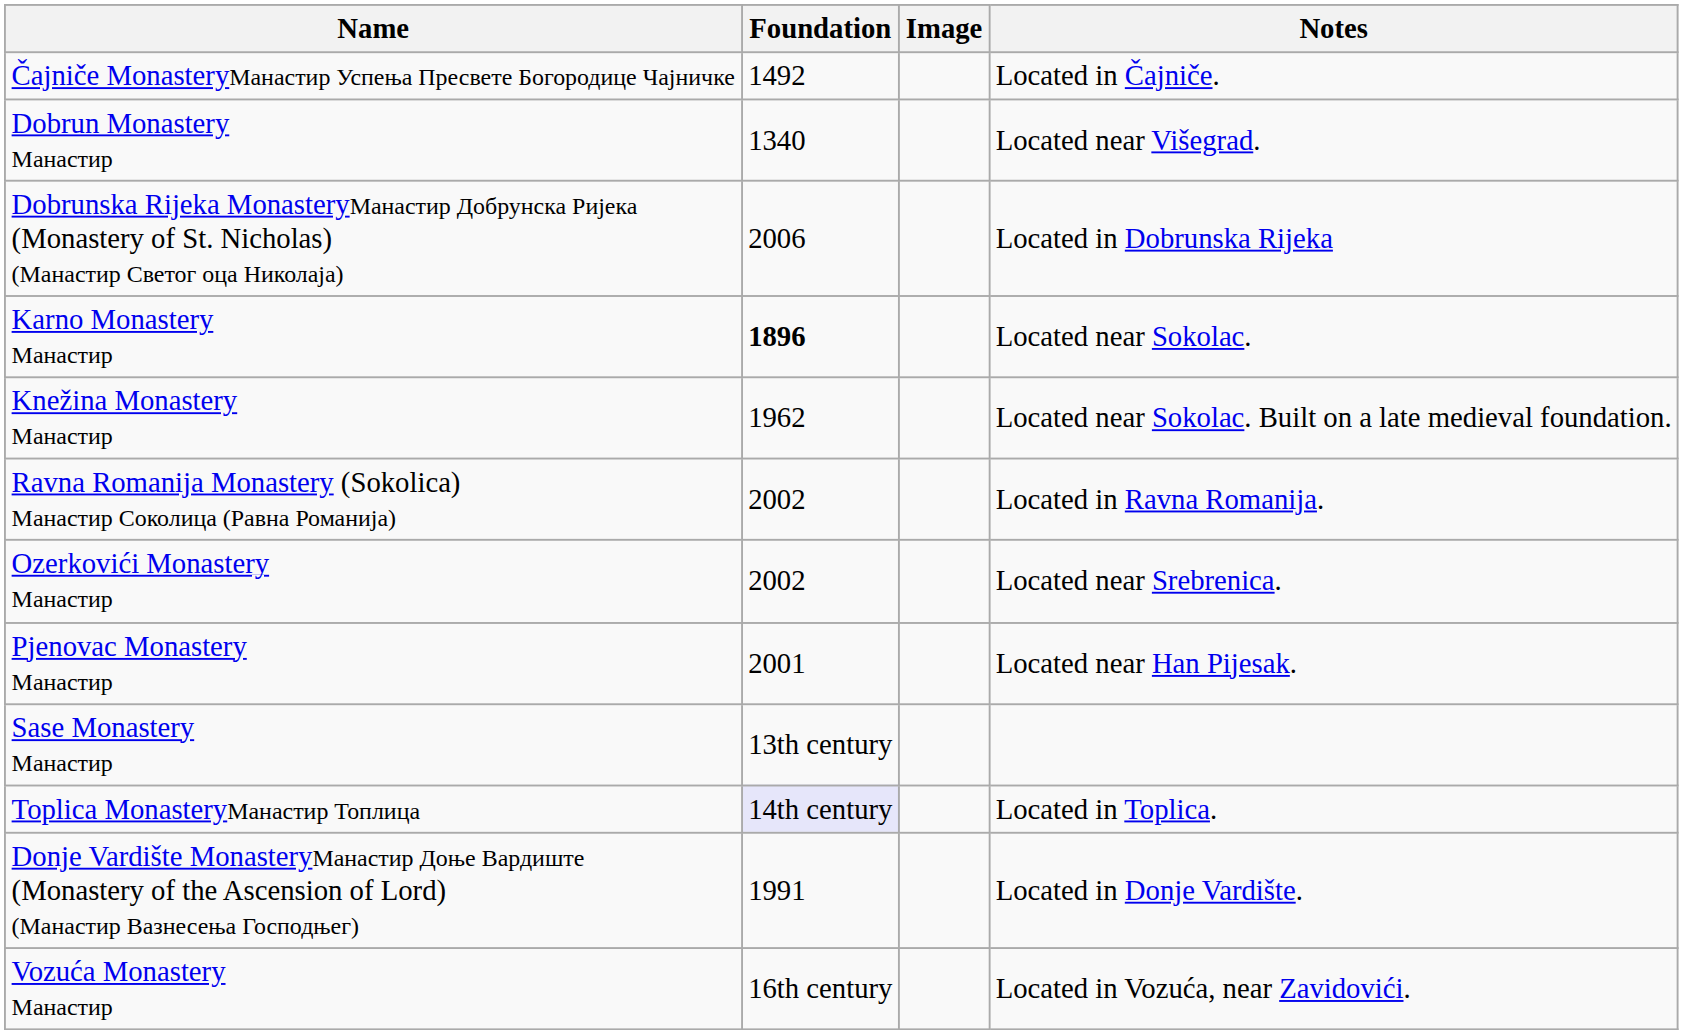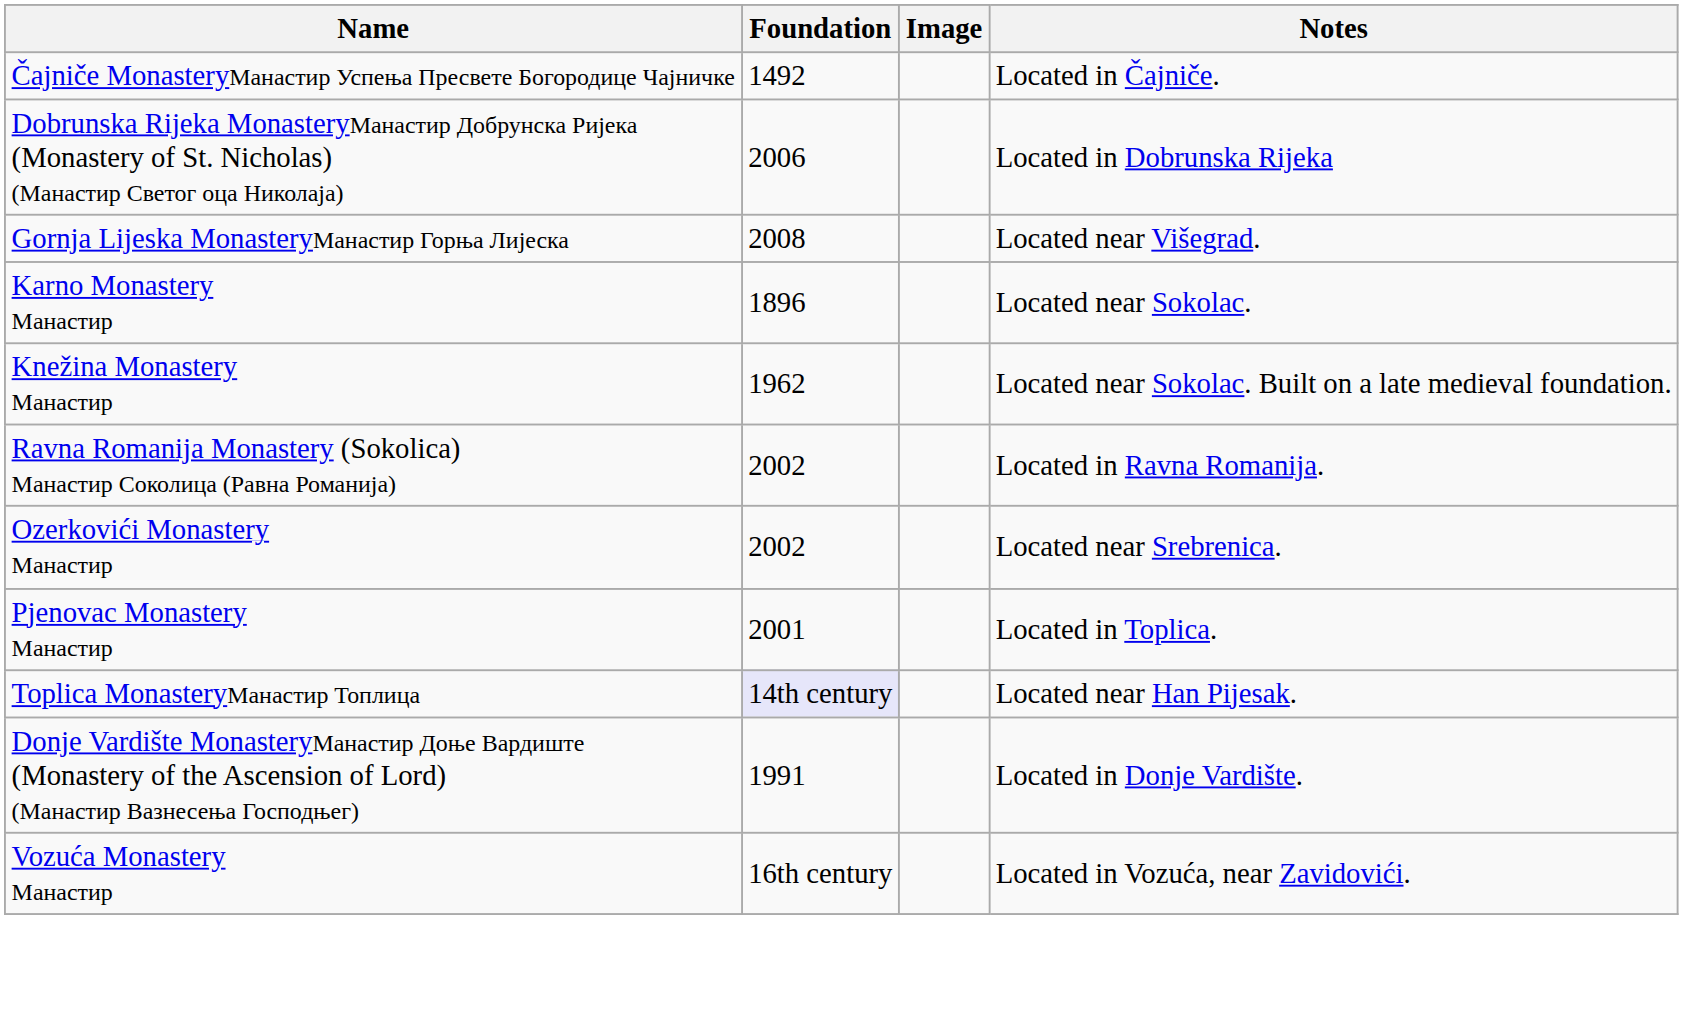- row: (120, 140)
+ row: (290, 238)
(777, 336) bold -> (777, 302) normal
(1146, 662) Located near Han Pijesak. -> (1106, 628) Located in Toplica.
- row: (103, 743)
(1106, 808) Located in Toplica. -> (1146, 692) Located near Han Pijesak.
